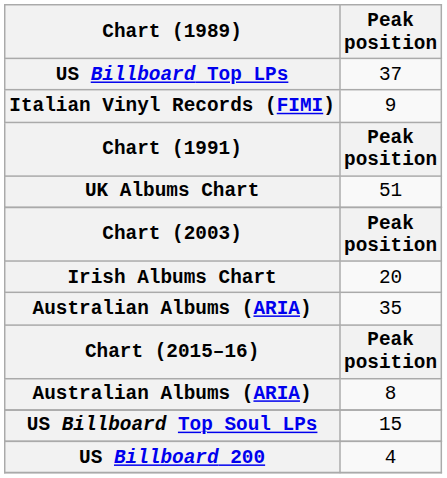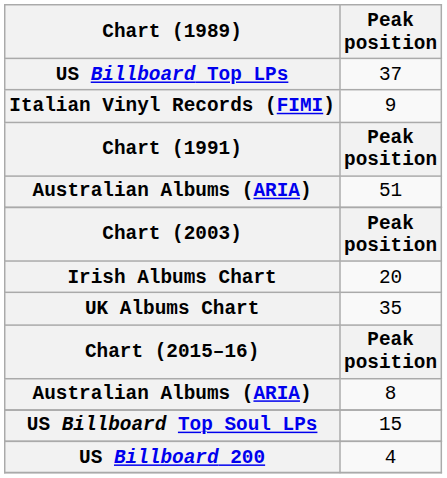(172, 192) UK Albums Chart -> (172, 192) Australian Albums (ARIA)
(172, 309) Australian Albums (ARIA) -> (172, 309) UK Albums Chart
